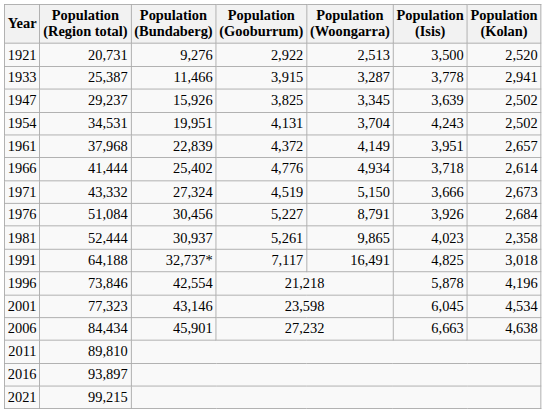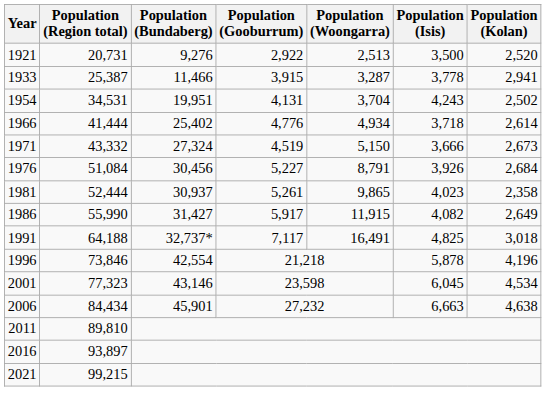- row: (22, 100)
- row: (22, 146)
+ row: (22, 214)
